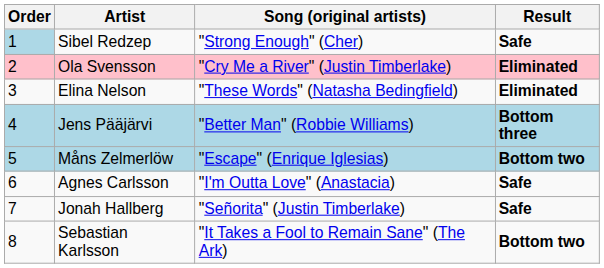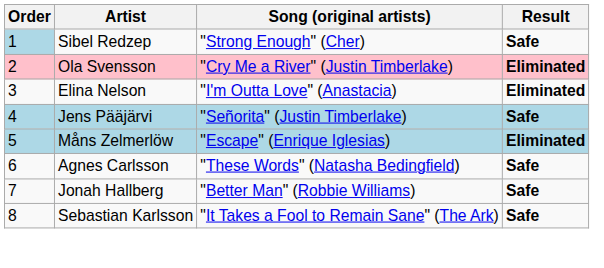(328, 91) "These Words" (Natasha Bedingfield) -> (299, 91) "I'm Outta Love" (Anastacia)
(306, 125) "Better Man" (Robbie Williams) -> (304, 116) "Señorita" (Justin Timberlake)
(526, 125) Bottom three -> (523, 116) Safe
(542, 158) Bottom two -> (546, 141) Eliminated
(297, 183) "I'm Outta Love" (Anastacia) -> (330, 166) "These Words" (Natasha Bedingfield)
(302, 208) "Señorita" (Justin Timberlake) -> (308, 191) "Better Man" (Robbie Williams)
(542, 242) Bottom two -> (523, 215) Safe
